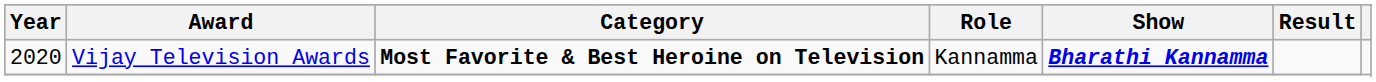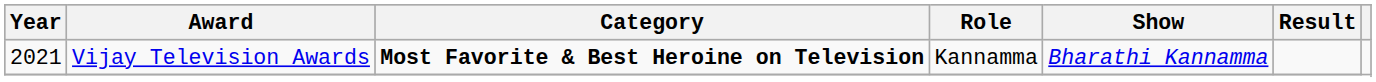(36, 58) 2020 -> (36, 58) 2021
(1158, 58) bold -> (1158, 58) normal
